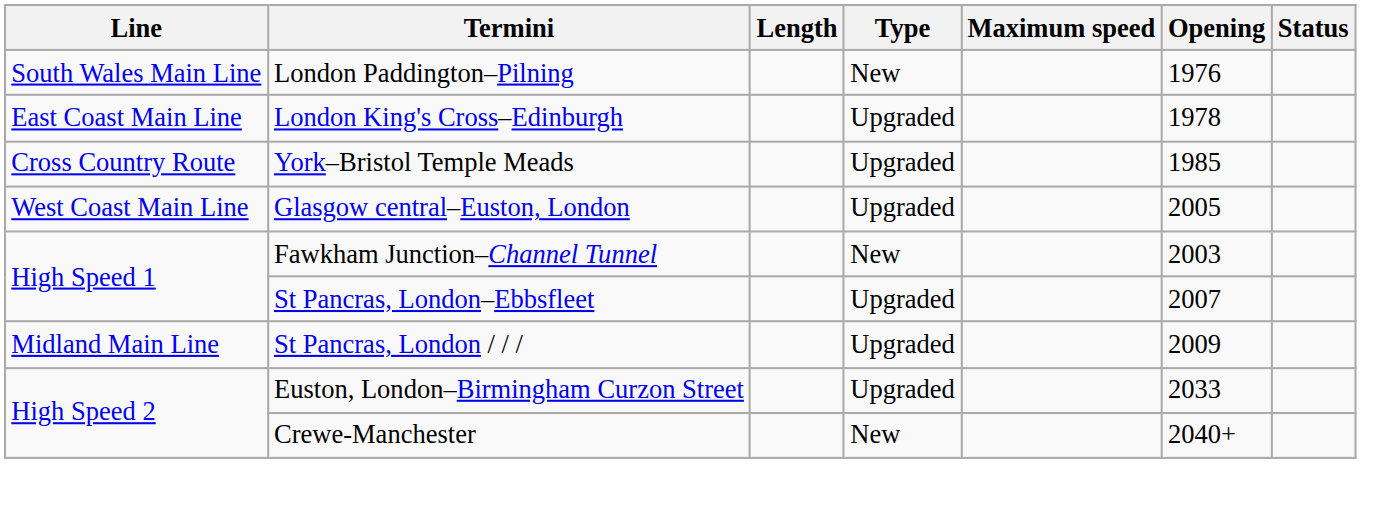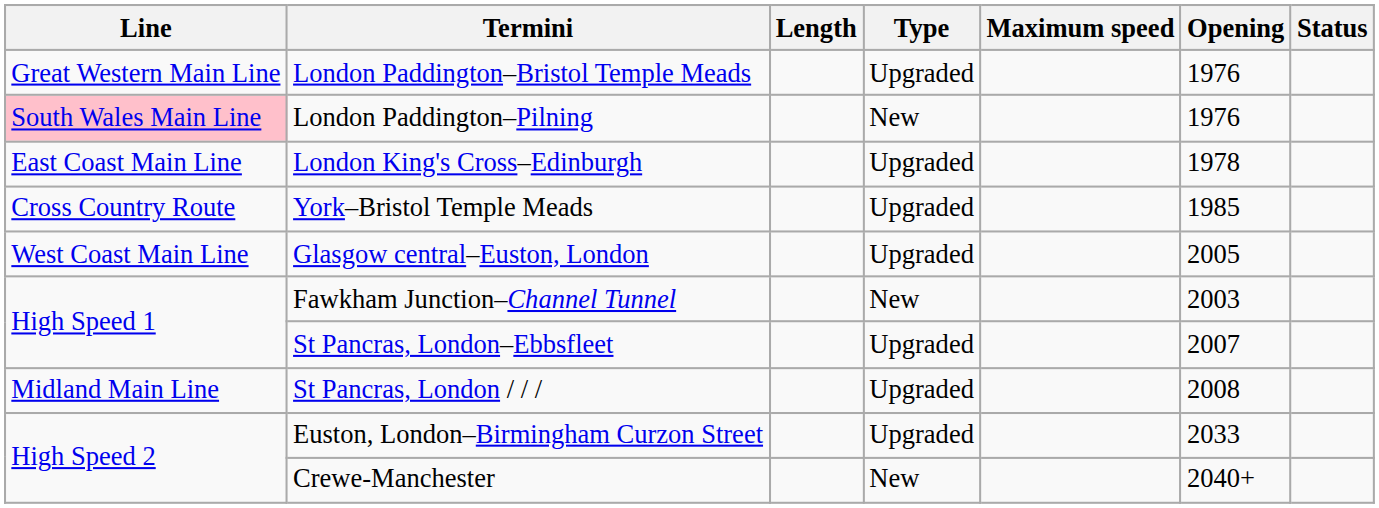+ row: (522, 72)
(136, 72) no background -> (136, 117) pink background
(1194, 343) 2009 -> (1214, 389) 2008
